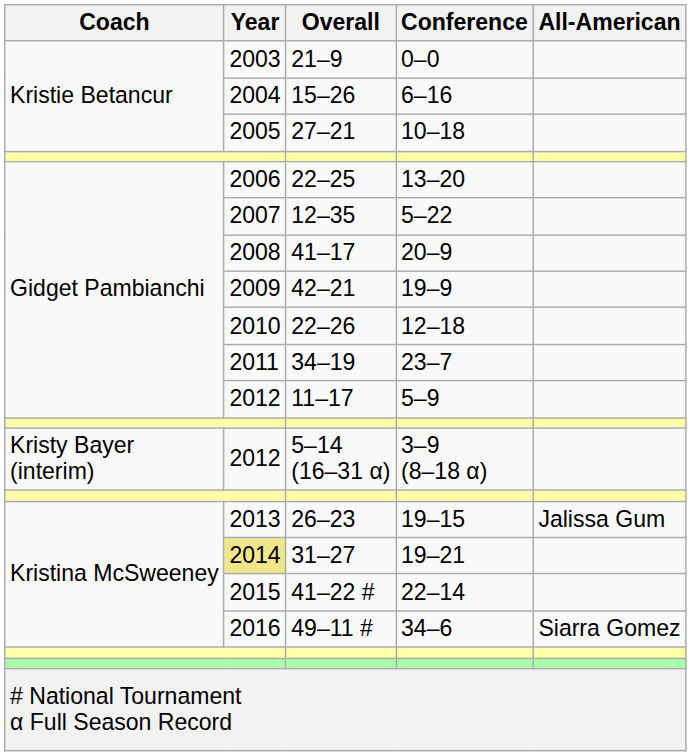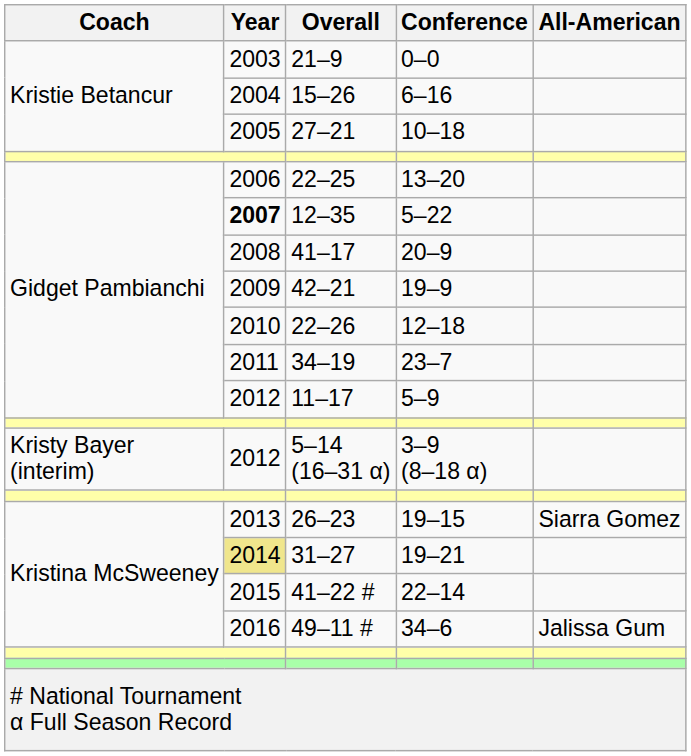(255, 216) normal -> (255, 216) bold
(602, 519) Jalissa Gum -> (609, 519) Siarra Gomez
(609, 628) Siarra Gomez -> (602, 628) Jalissa Gum
